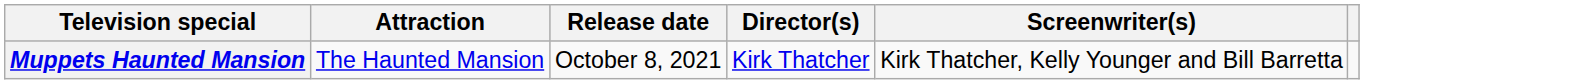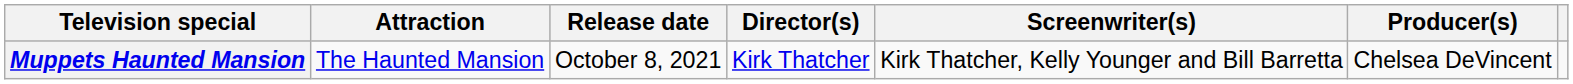+ column: (1453, 22)
